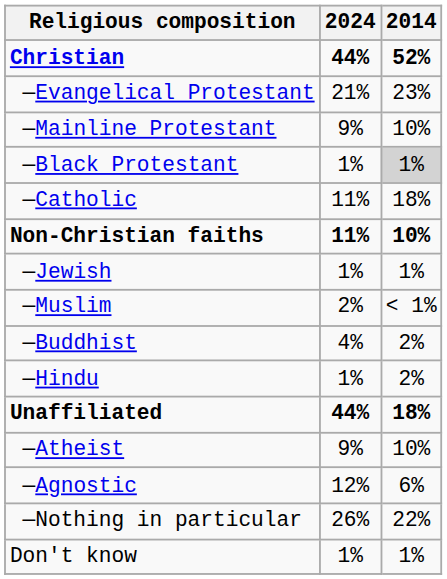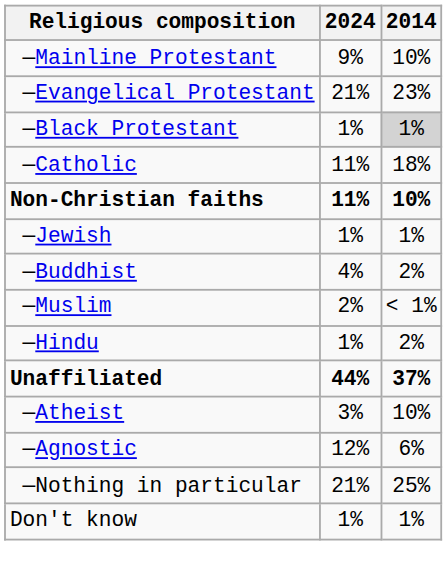- row: (67, 58)
rows swapped: (162, 94) <-> (143, 130)
rows swapped: (61, 307) <-> (73, 343)
(411, 414) 18% -> (411, 379) 37%
(350, 450) 9% -> (350, 414) 3%
(350, 521) 26% -> (350, 485) 21%
(411, 521) 22% -> (411, 485) 25%
